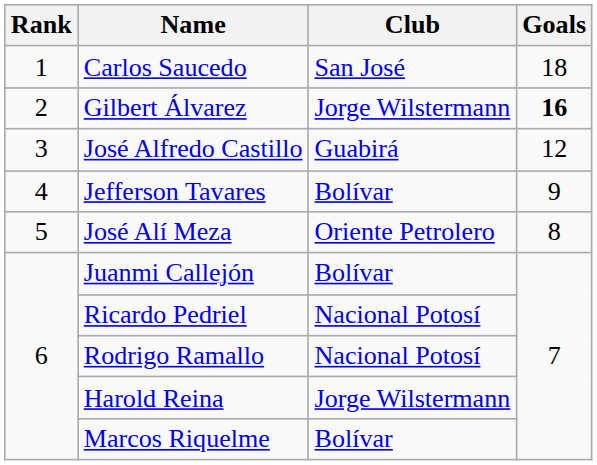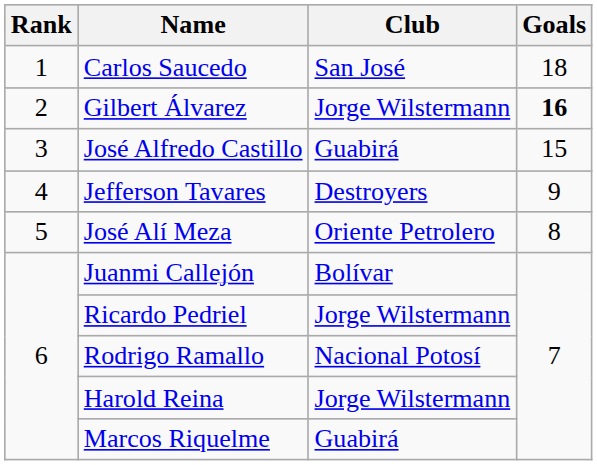(554, 149) 12 -> (554, 149) 15
(354, 190) Bolívar -> (371, 190) Destroyers
(397, 314) Nacional Potosí -> (412, 314) Jorge Wilstermann
(354, 438) Bolívar -> (357, 438) Guabirá
